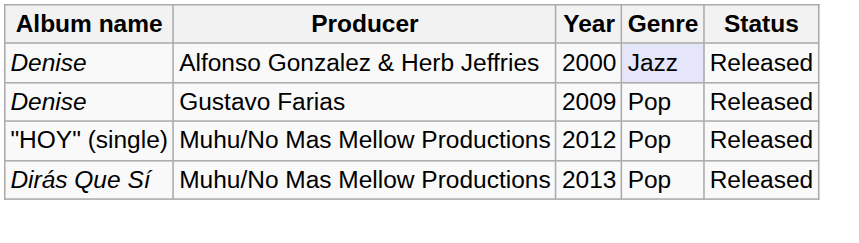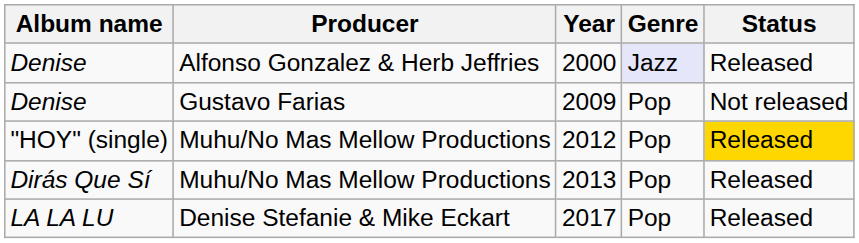(761, 101) Released -> (779, 101) Not released
(761, 140) no background -> (761, 140) gold background
+ row: (589, 218)
